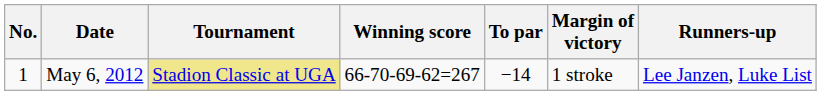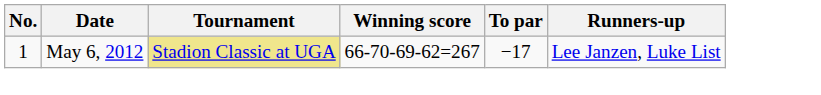- column: (593, 31)
(516, 74) −14 -> (516, 52) −17
